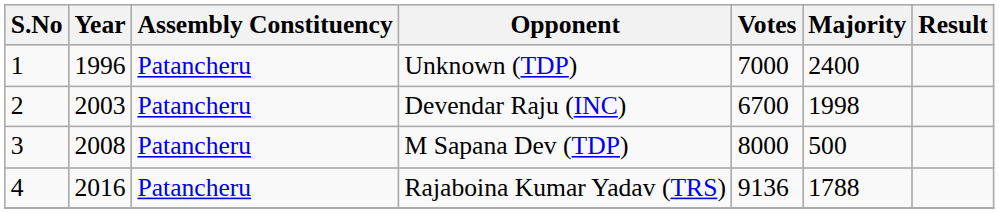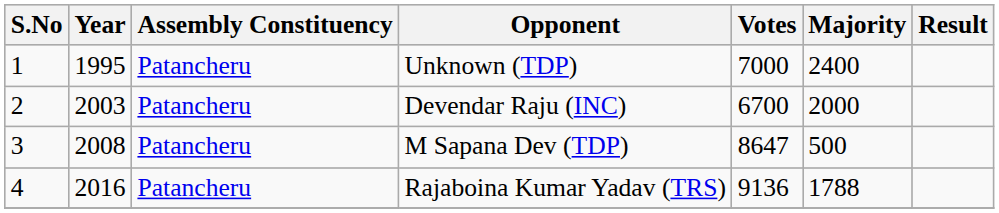(100, 65) 1996 -> (100, 65) 1995
(834, 106) 1998 -> (834, 106) 2000
(763, 146) 8000 -> (763, 146) 8647
